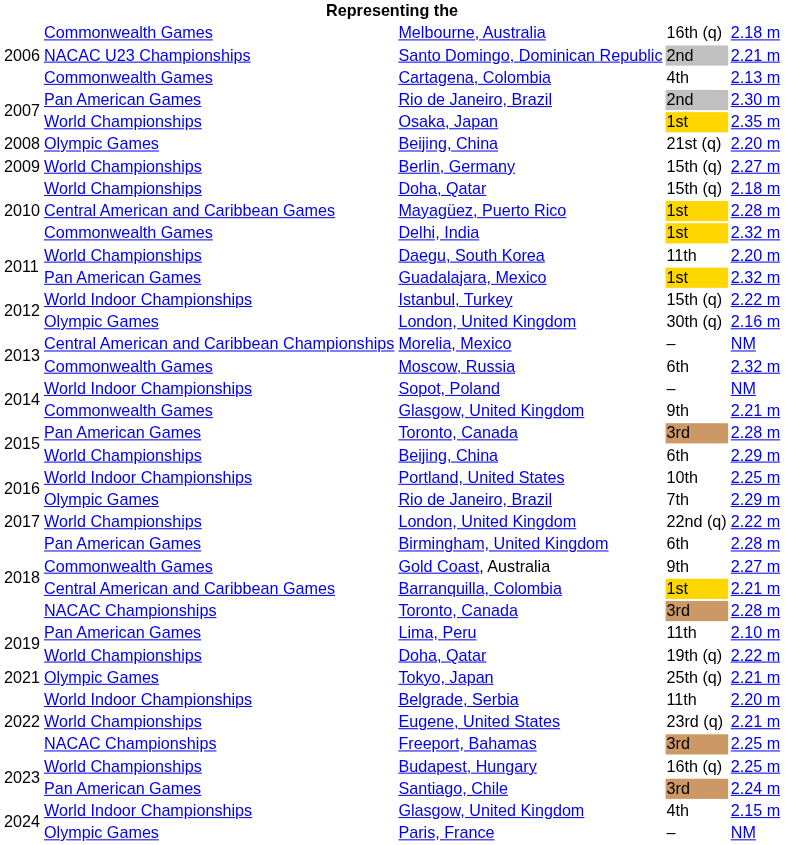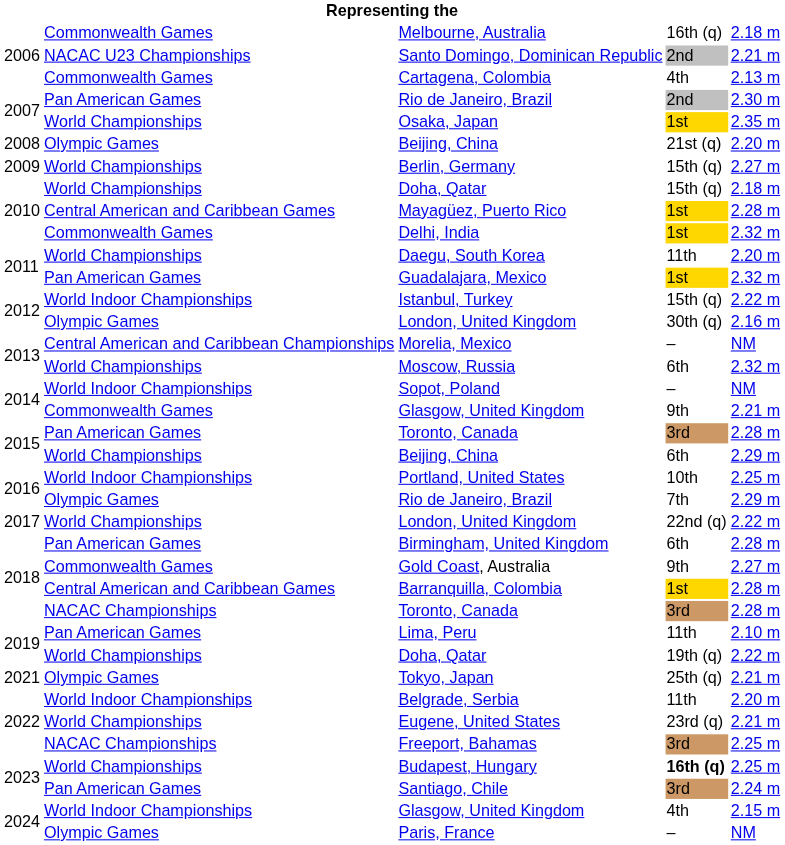(128, 366) Commonwealth Games -> (123, 366) World Championships
(755, 588) 2.21 m -> (755, 588) 2.28 m
(694, 766) normal -> (696, 766) bold
